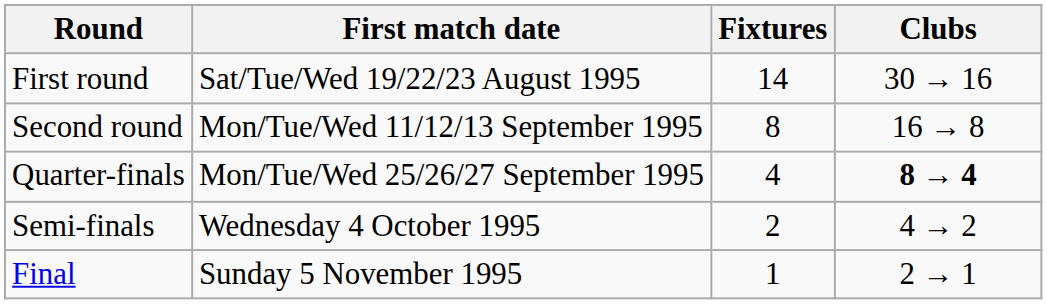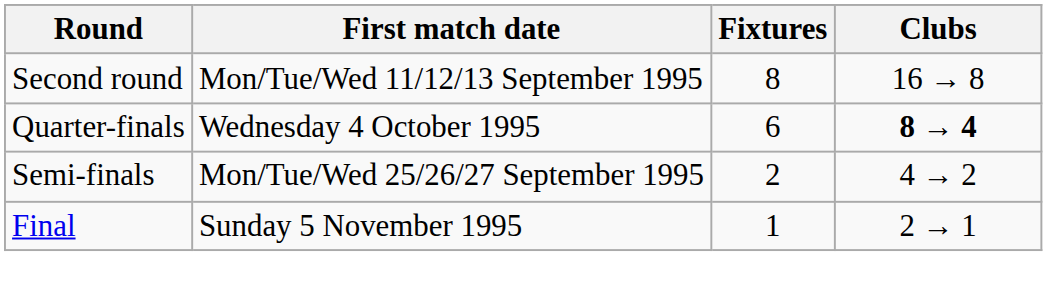- row: (80, 77)
(451, 175) Mon/Tue/Wed 25/26/27 September 1995 -> (370, 126) Wednesday 4 October 1995
(773, 175) 4 -> (773, 126) 6
(370, 224) Wednesday 4 October 1995 -> (451, 175) Mon/Tue/Wed 25/26/27 September 1995
